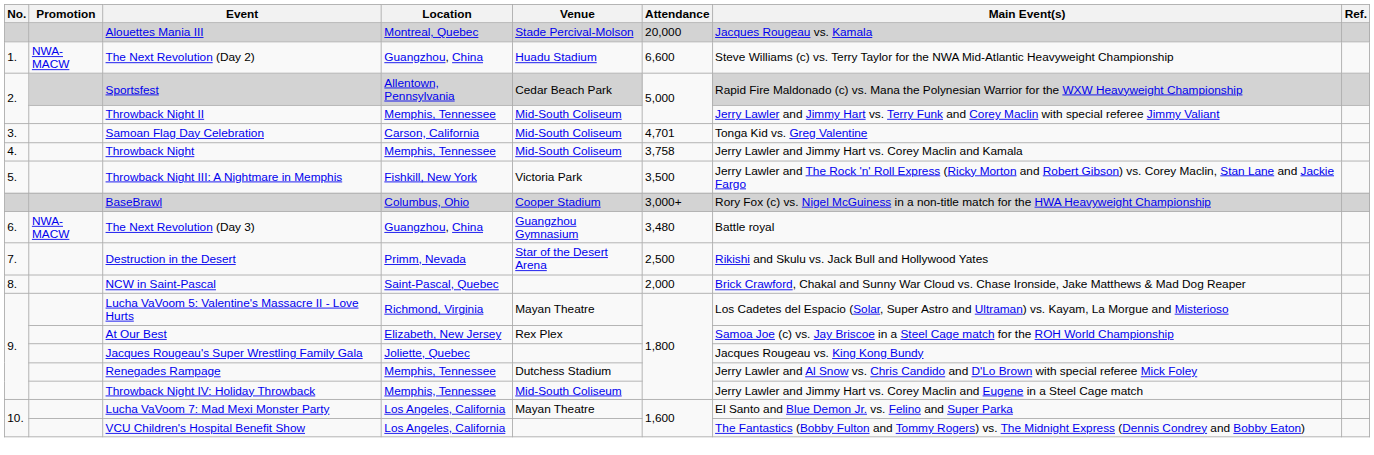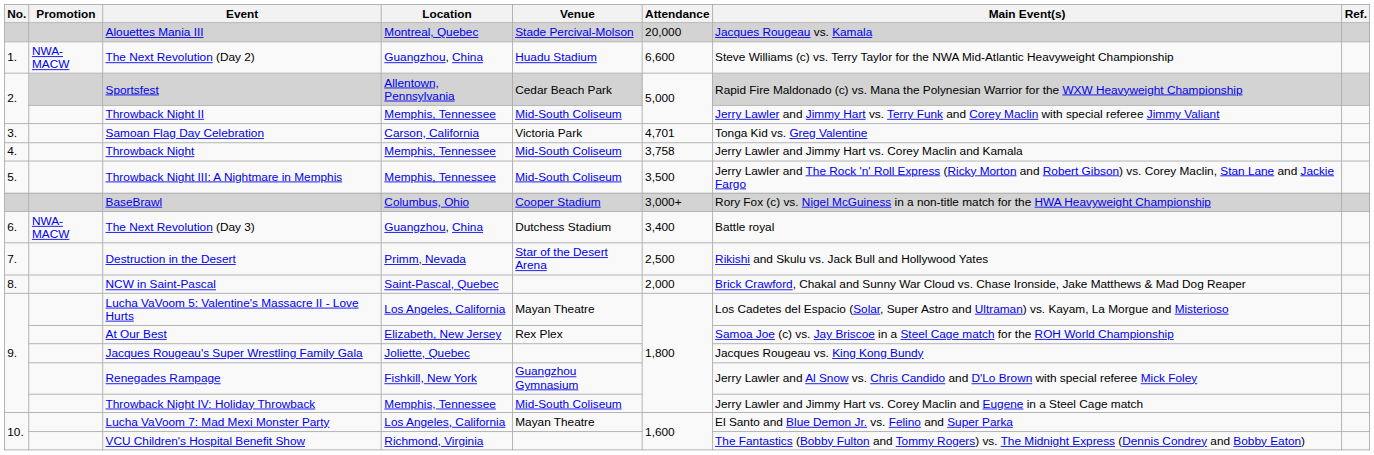(568, 133) Mid-South Coliseum -> (549, 133) Victoria Park
(431, 177) Fishkill, New York -> (440, 177) Memphis, Tennessee
(549, 177) Victoria Park -> (568, 177) Mid-South Coliseum
(547, 227) Guangzhou Gymnasium -> (563, 227) Dutchess Stadium
(660, 227) 3,480 -> (660, 227) 3,400
(434, 309) Richmond, Virginia -> (445, 309) Los Angeles, California
(440, 371) Memphis, Tennessee -> (431, 378) Fishkill, New York
(563, 371) Dutchess Stadium -> (547, 378) Guangzhou Gymnasium
(445, 427) Los Angeles, California -> (434, 440) Richmond, Virginia
